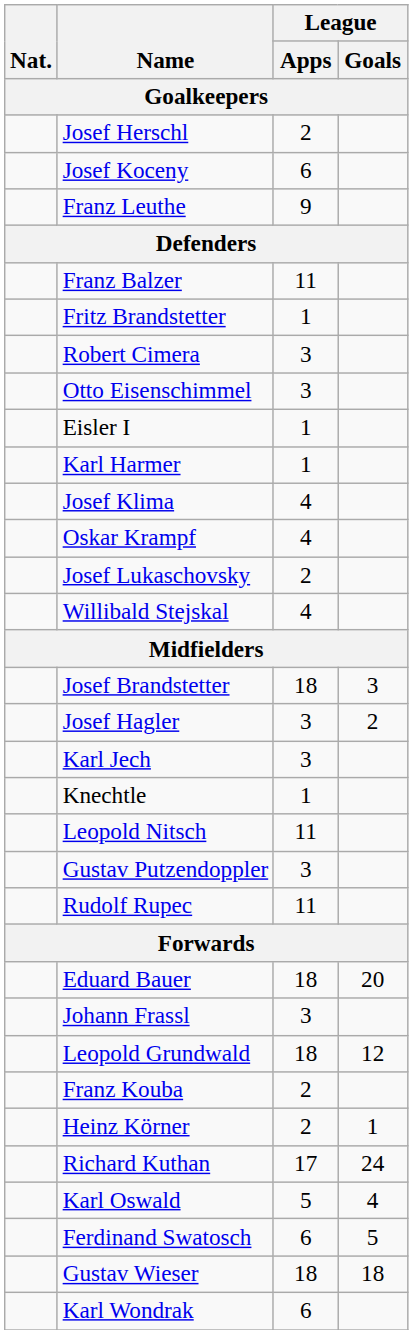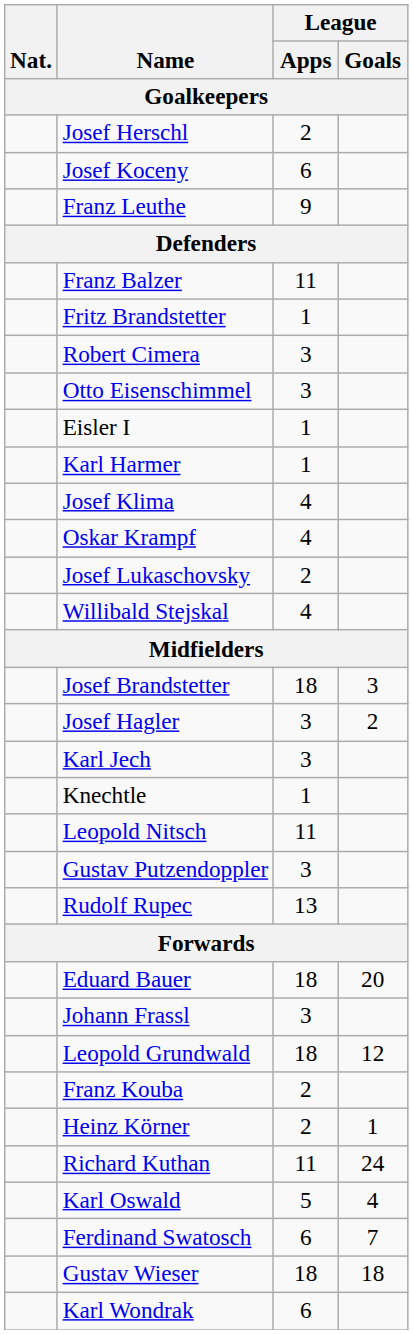(306, 905) 11 -> (306, 905) 13
(306, 1163) 17 -> (306, 1163) 11
(373, 1237) 5 -> (373, 1237) 7
